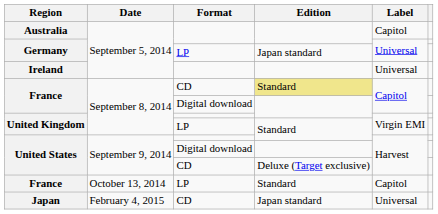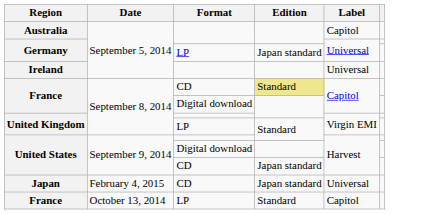(314, 166) Deluxe (Target exclusive) -> (289, 166) Japan standard
rows swapped: (46, 183) <-> (46, 200)
